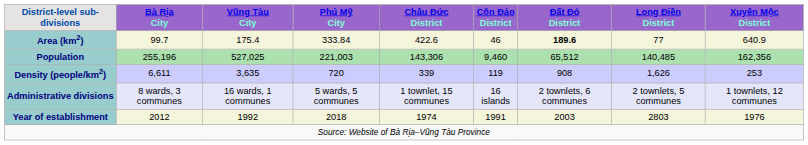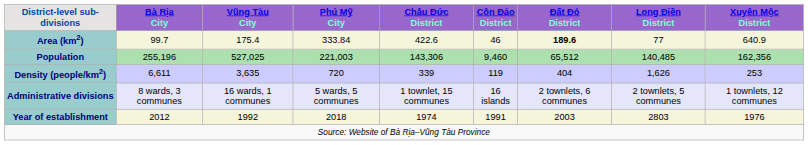(565, 74) 908 -> (565, 74) 404
